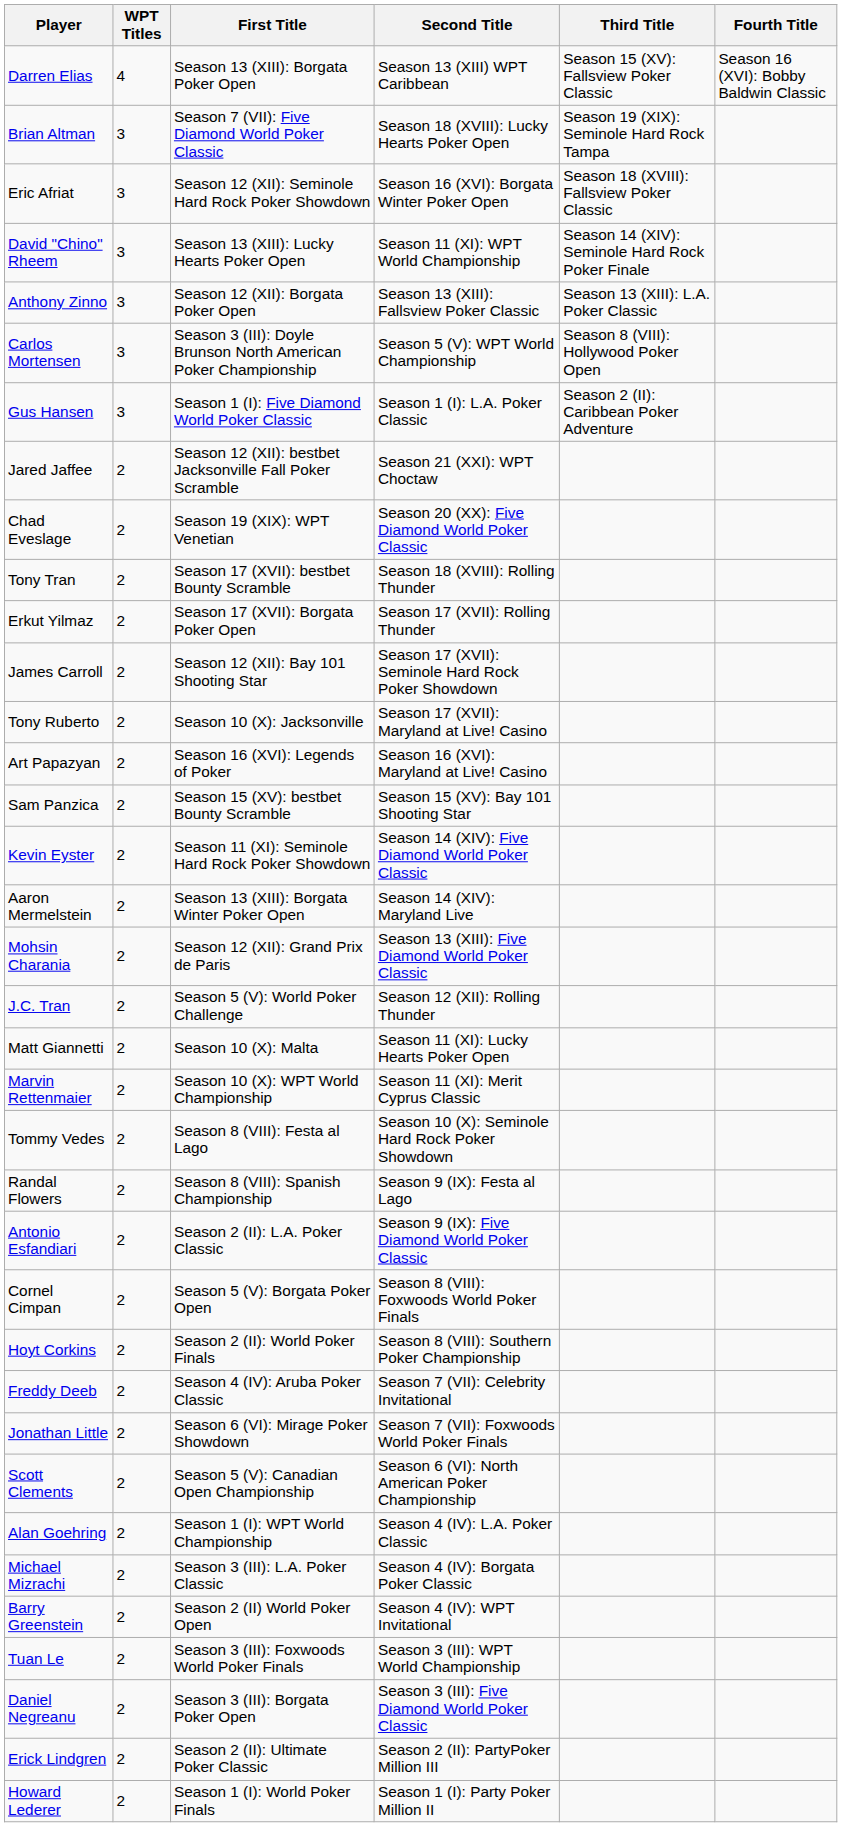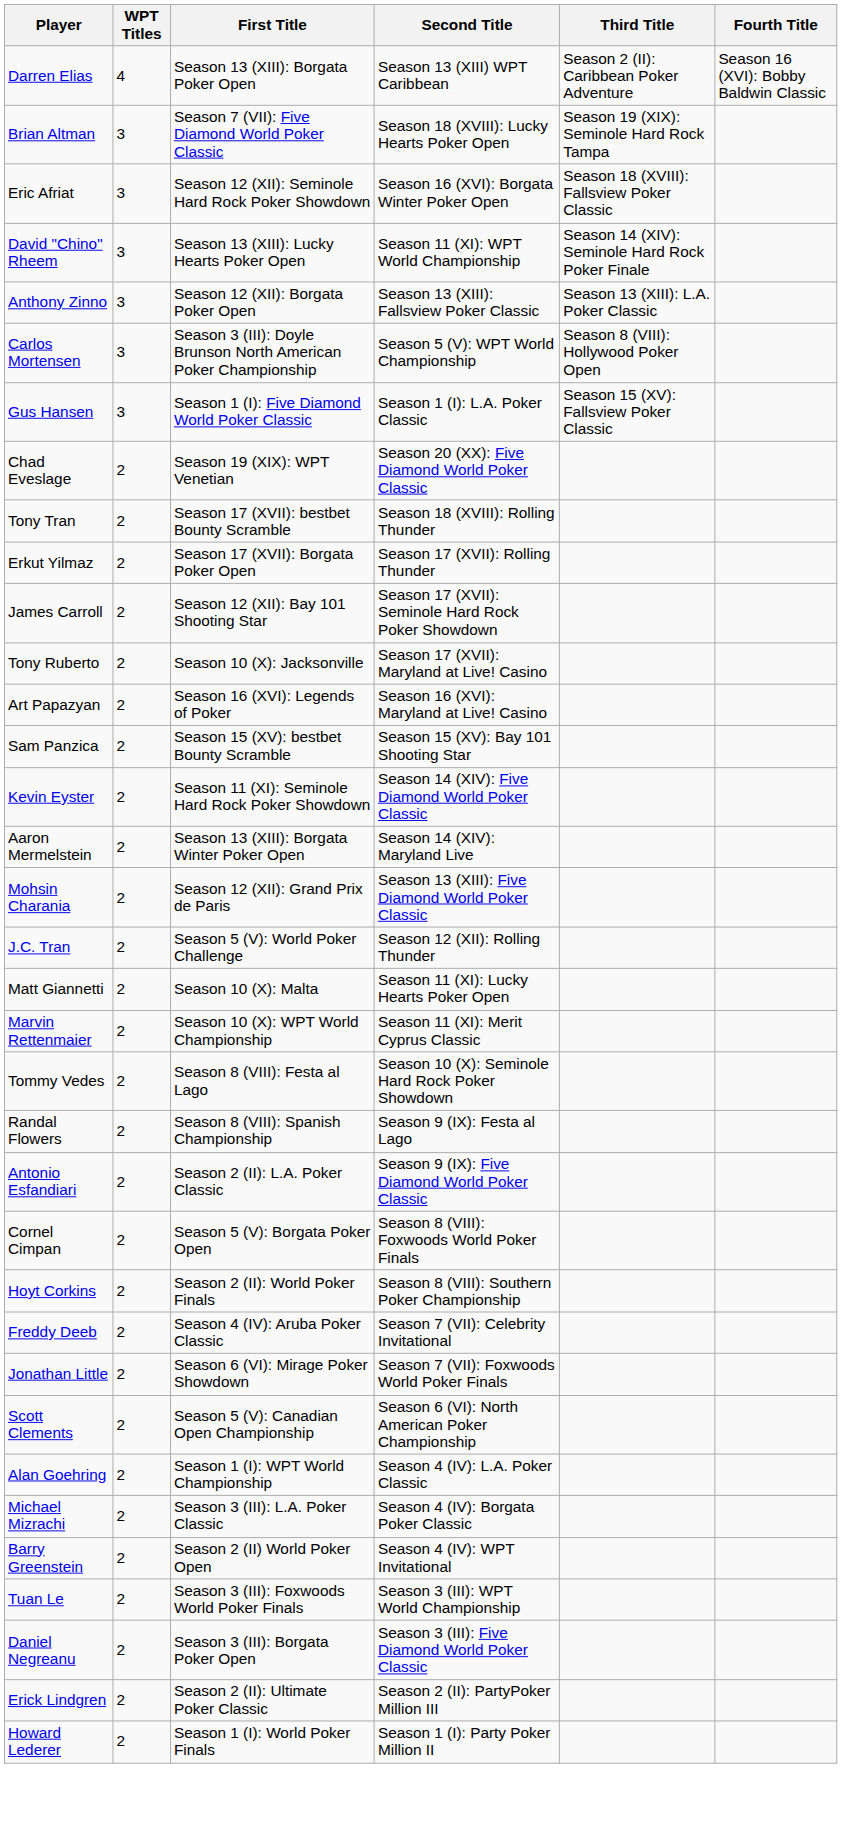(620, 75) Season 15 (XV): Fallsview Poker Classic -> (621, 75) Season 2 (II): Caribbean Poker Adventure
(621, 411) Season 2 (II): Caribbean Poker Adventure -> (620, 411) Season 15 (XV): Fallsview Poker Classic
- row: (50, 470)
